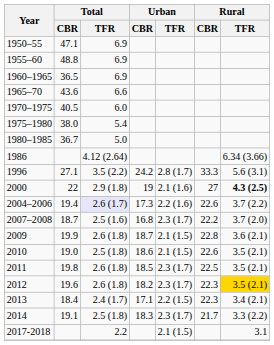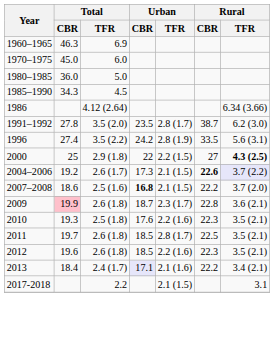- row: (24, 44)
- row: (24, 60)
(69, 76) 36.5 -> (69, 44) 46.3
- row: (24, 92)
(69, 108) 40.5 -> (69, 60) 45.0
- row: (29, 124)
(69, 140) 36.7 -> (69, 76) 36.0
+ row: (29, 92)
+ row: (29, 124)
(69, 172) 27.1 -> (69, 140) 27.4
(175, 172) 2.8 (1.7) -> (175, 140) 2.8 (1.9)
(209, 172) 33.3 -> (209, 140) 33.5
(73, 188) 22 -> (73, 156) 25
(148, 188) 19 -> (148, 156) 22
(175, 188) 2.1 (1.6) -> (175, 156) 2.2 (1.5)
(69, 204) 19.4 -> (69, 172) 19.2
(110, 204) lavender background -> (110, 172) no background
(175, 204) 2.2 (1.6) -> (175, 172) 2.1 (1.5)
(209, 204) normal -> (209, 172) bold
(250, 204) no background -> (250, 172) lavender background
(69, 220) 18.7 -> (69, 188) 18.6
(144, 220) normal -> (144, 188) bold
(175, 220) 2.3 (1.7) -> (175, 188) 2.1 (1.5)
(69, 236) no background -> (69, 204) pink background
(175, 236) 2.1 (1.5) -> (175, 204) 2.3 (1.7)
(69, 252) 19.0 -> (69, 220) 19.3
(144, 252) 18.6 -> (144, 220) 17.6
(175, 252) 2.1 (1.5) -> (175, 220) 2.2 (1.6)
(209, 252) 22.6 -> (209, 220) 22.3
(69, 268) 19.8 -> (69, 236) 19.7
(175, 268) 2.3 (1.7) -> (175, 236) 2.8 (1.7)
(144, 284) 18.2 -> (144, 252) 18.5
(175, 284) 2.3 (1.7) -> (175, 252) 2.2 (1.6)
(250, 284) gold background -> (250, 252) no background
(144, 300) no background -> (144, 268) lavender background
(175, 300) 2.2 (1.5) -> (175, 268) 2.1 (1.6)
(209, 300) 22.3 -> (209, 268) 22.2
- row: (17, 316)
